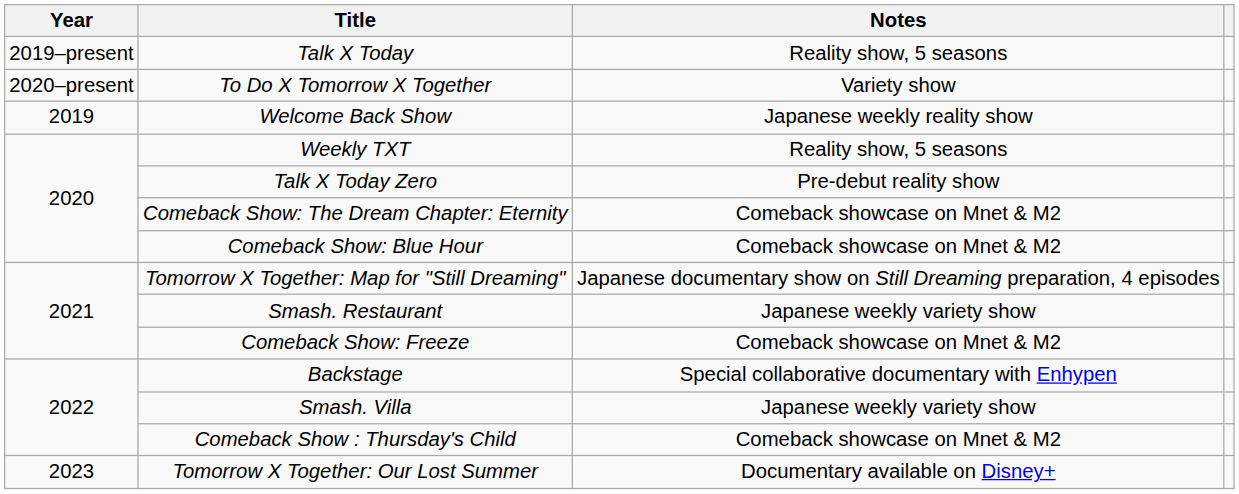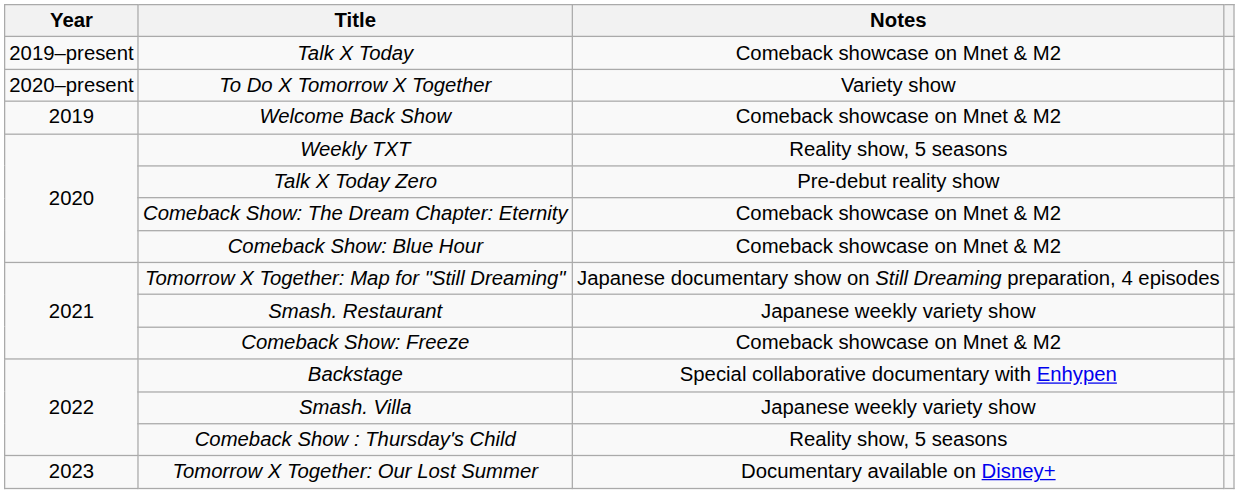(898, 52) Reality show, 5 seasons -> (898, 52) Comeback showcase on Mnet & M2
(898, 117) Japanese weekly reality show -> (898, 117) Comeback showcase on Mnet & M2
(898, 439) Comeback showcase on Mnet & M2 -> (898, 439) Reality show, 5 seasons
